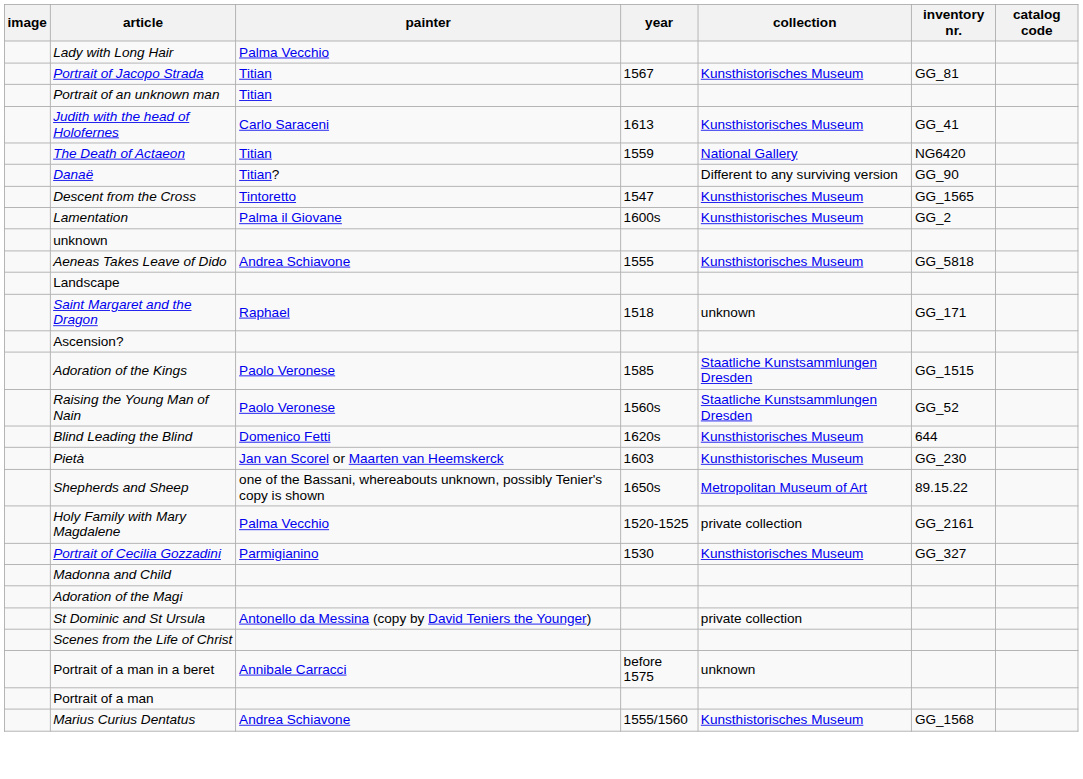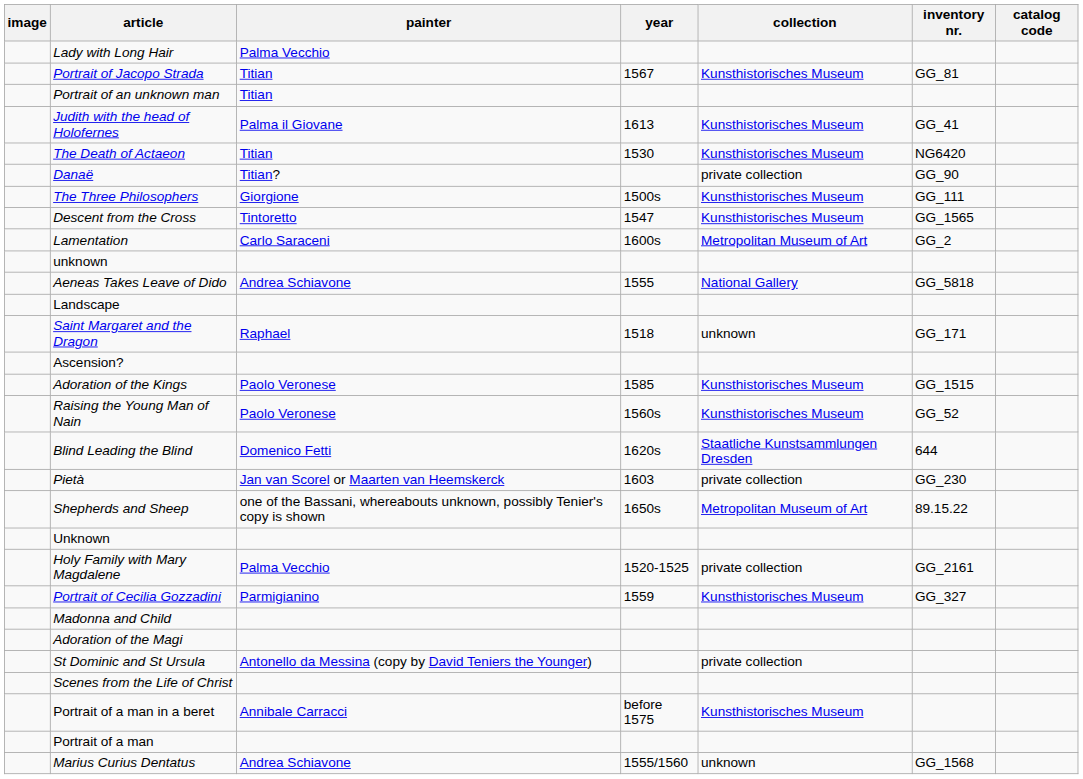(284, 124) Carlo Saraceni -> (291, 124) Palma il Giovane
(639, 153) 1559 -> (639, 153) 1530
(749, 153) National Gallery -> (782, 153) Kunsthistorisches Museum
(799, 175) Different to any surviving version -> (752, 175) private collection
+ row: (126, 196)
(291, 218) Palma il Giovane -> (285, 240) Carlo Saraceni
(782, 218) Kunsthistorisches Museum -> (784, 240) Metropolitan Museum of Art
(782, 261) Kunsthistorisches Museum -> (749, 283) National Gallery
(789, 370) Staatliche Kunstsammlungen Dresden -> (782, 384) Kunsthistorisches Museum
(789, 407) Staatliche Kunstsammlungen Dresden -> (782, 413) Kunsthistorisches Museum
(782, 436) Kunsthistorisches Museum -> (789, 450) Staatliche Kunstsammlungen Dresden
(782, 458) Kunsthistorisches Museum -> (752, 480) private collection
+ row: (81, 538)
(639, 553) 1530 -> (639, 596) 1559
(728, 669) unknown -> (782, 712) Kunsthistorisches Museum
(782, 720) Kunsthistorisches Museum -> (728, 763) unknown
